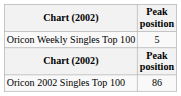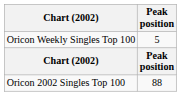(157, 83) 86 -> (157, 83) 88
